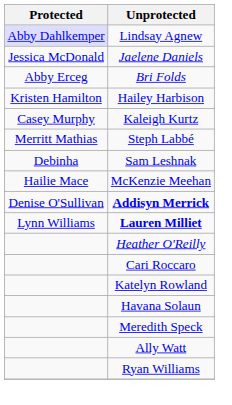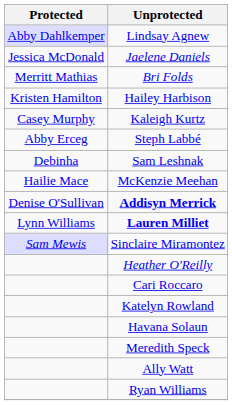(56, 77) Abby Erceg -> (56, 77) Merritt Mathias
(56, 139) Merritt Mathias -> (56, 139) Abby Erceg
+ row: (168, 243)
